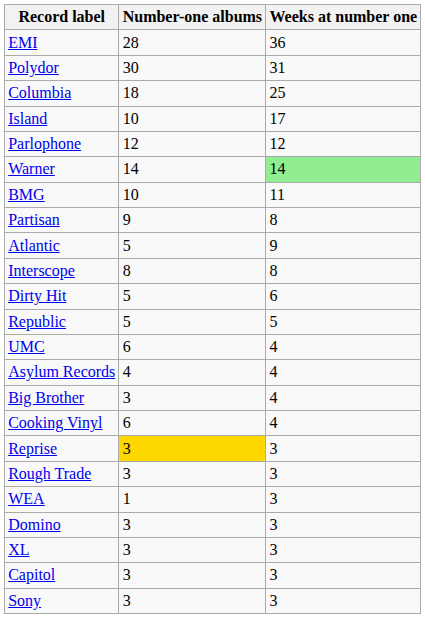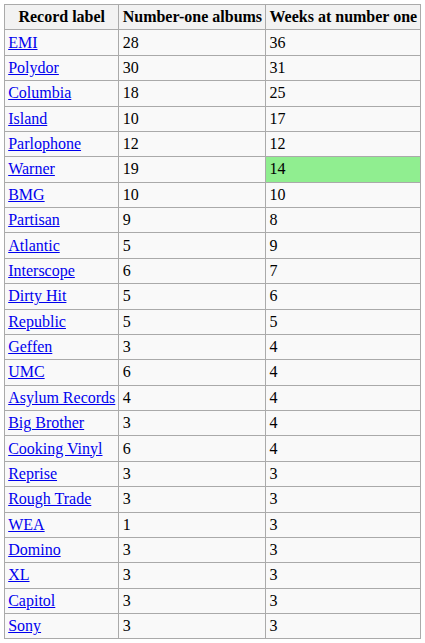(131, 169) 14 -> (131, 169) 19
(277, 194) 11 -> (277, 194) 10
(127, 270) 8 -> (127, 270) 6
(273, 270) 8 -> (273, 270) 7
+ row: (30, 347)
(127, 448) gold background -> (127, 473) no background
